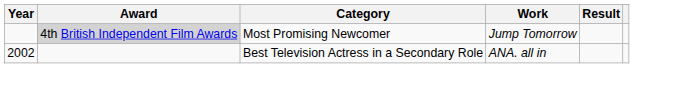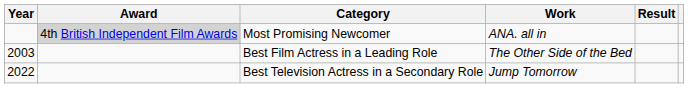(533, 33) Jump Tomorrow -> (518, 33) ANA. all in
+ row: (340, 53)
(21, 53) 2002 -> (21, 72) 2022
(518, 53) ANA. all in -> (533, 72) Jump Tomorrow
